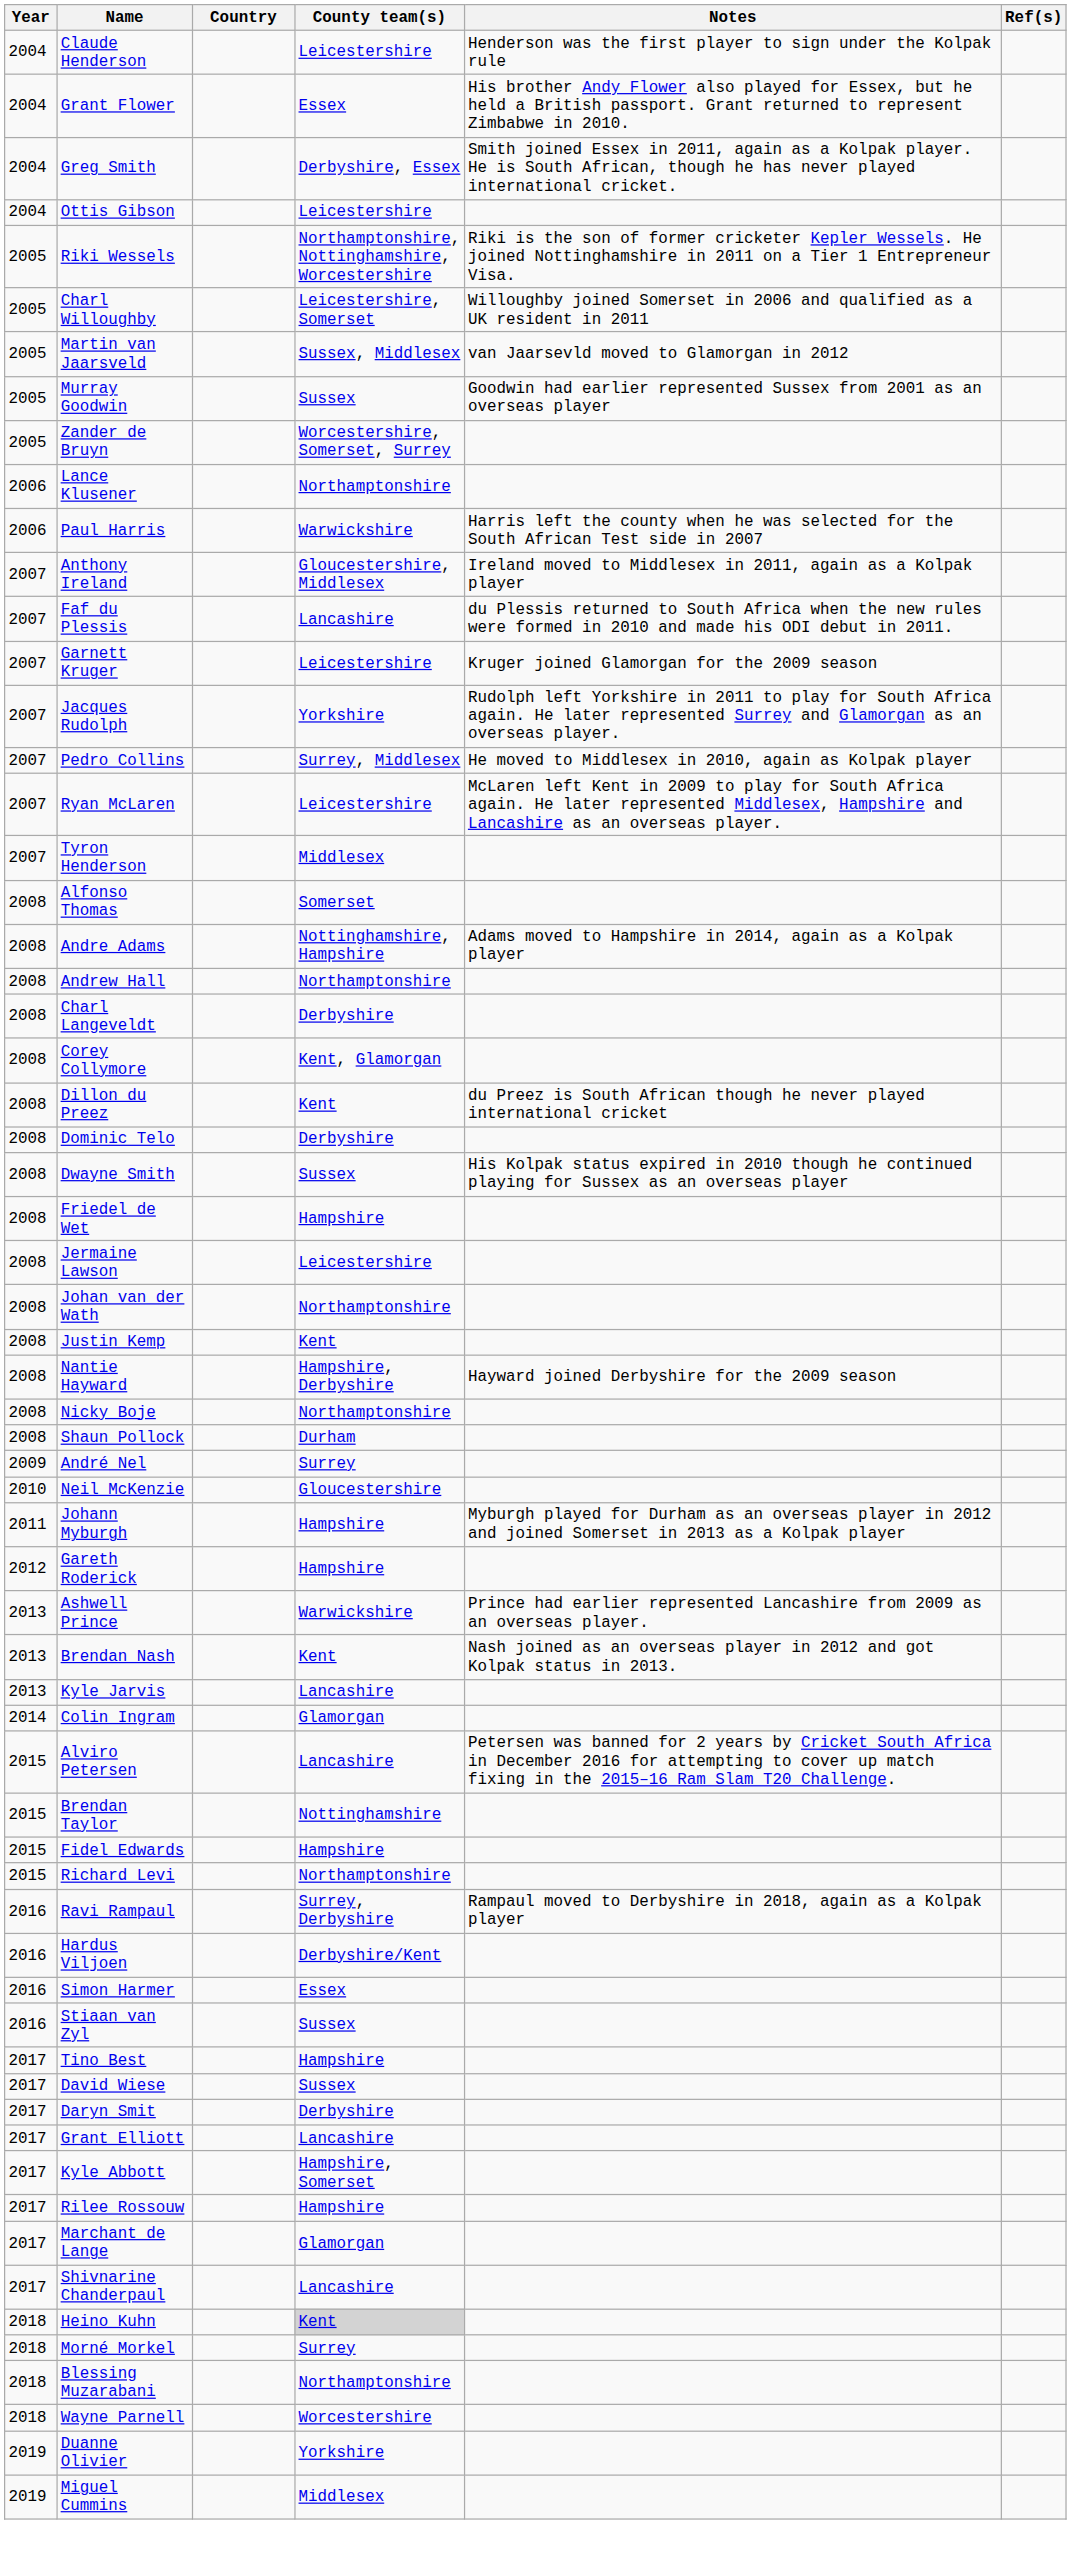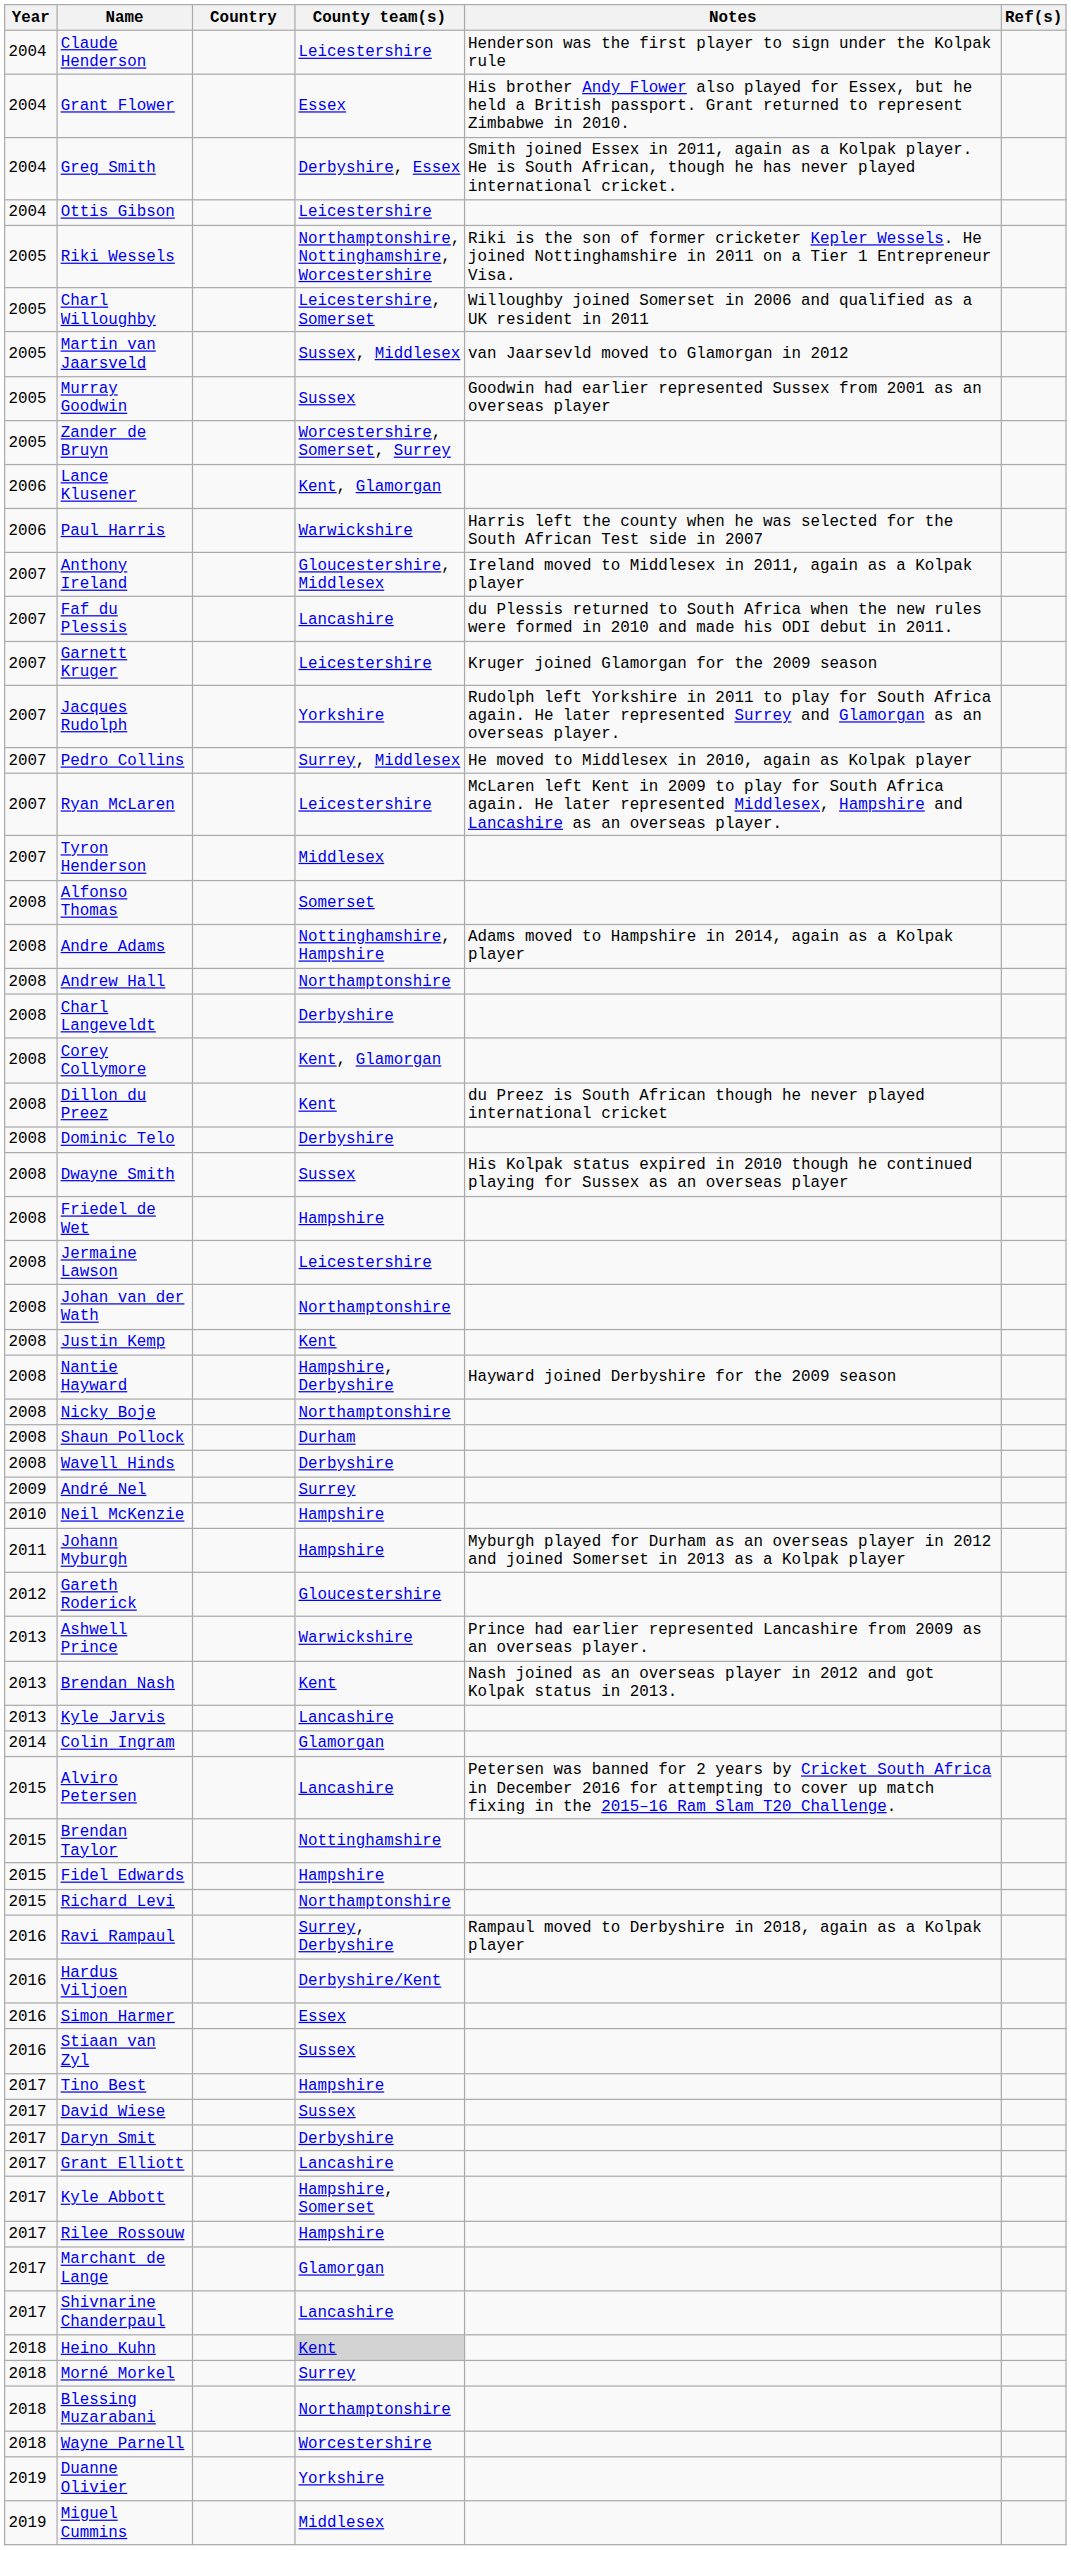(375, 486) Northamptonshire -> (370, 486) Kent, Glamorgan
+ row: (118, 1464)
(370, 1490) Gloucestershire -> (341, 1515) Hampshire
(341, 1569) Hampshire -> (370, 1595) Gloucestershire
